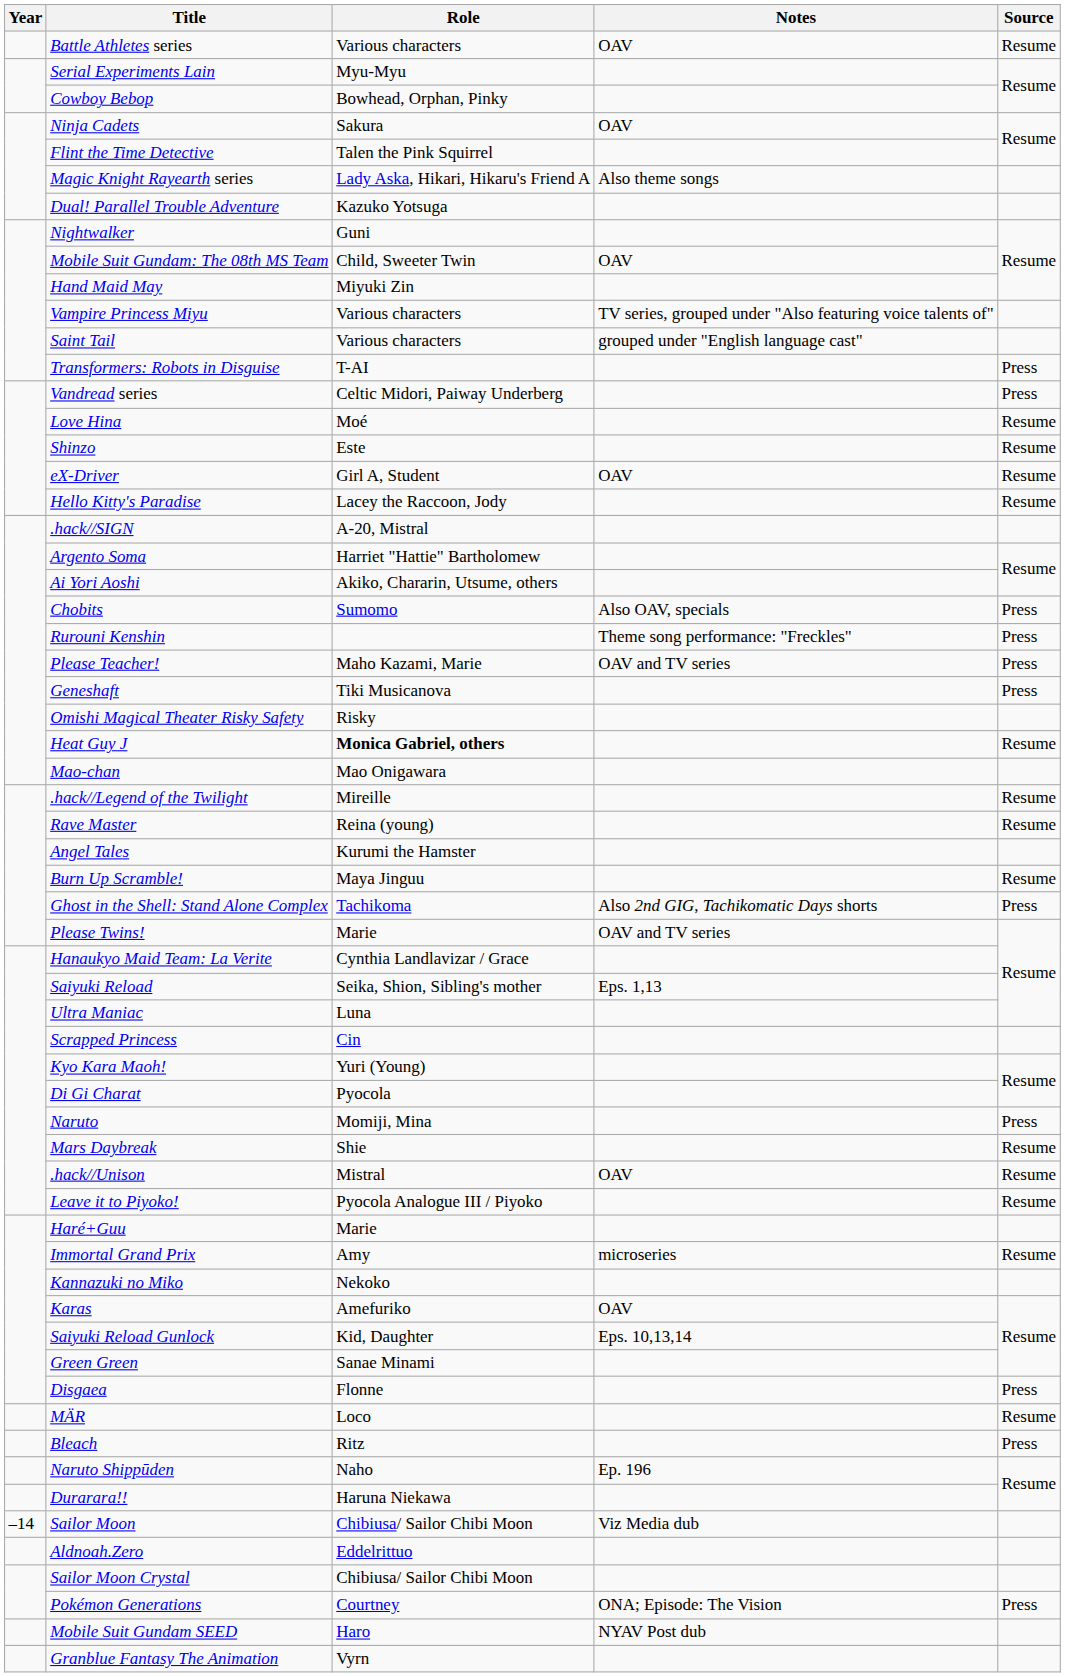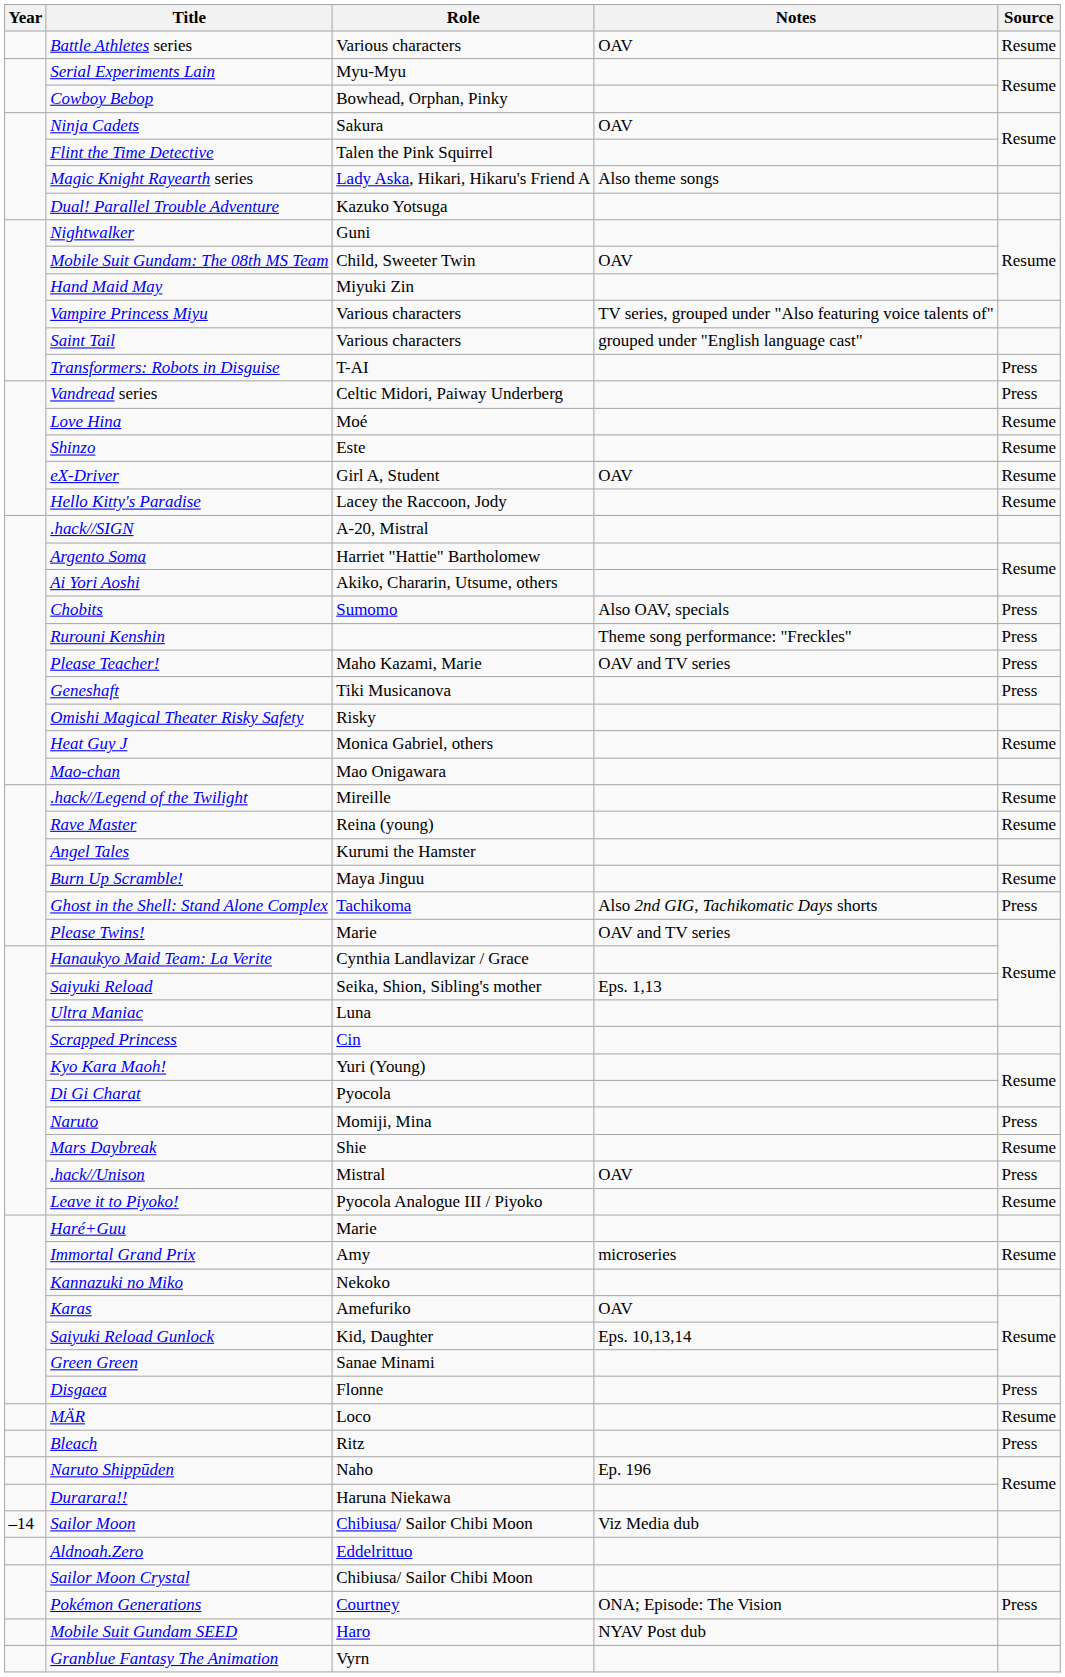(420, 744) bold -> (415, 744) normal
(1029, 1174) Resume -> (1019, 1174) Press
